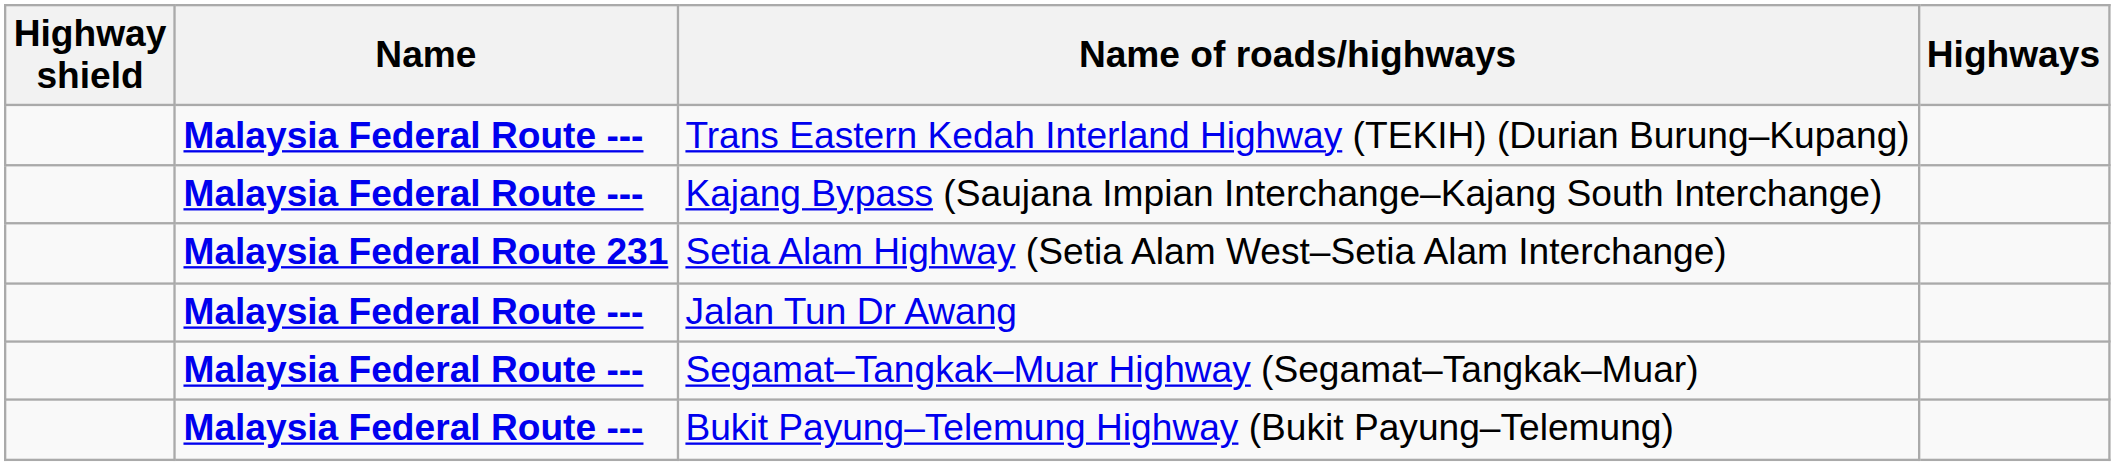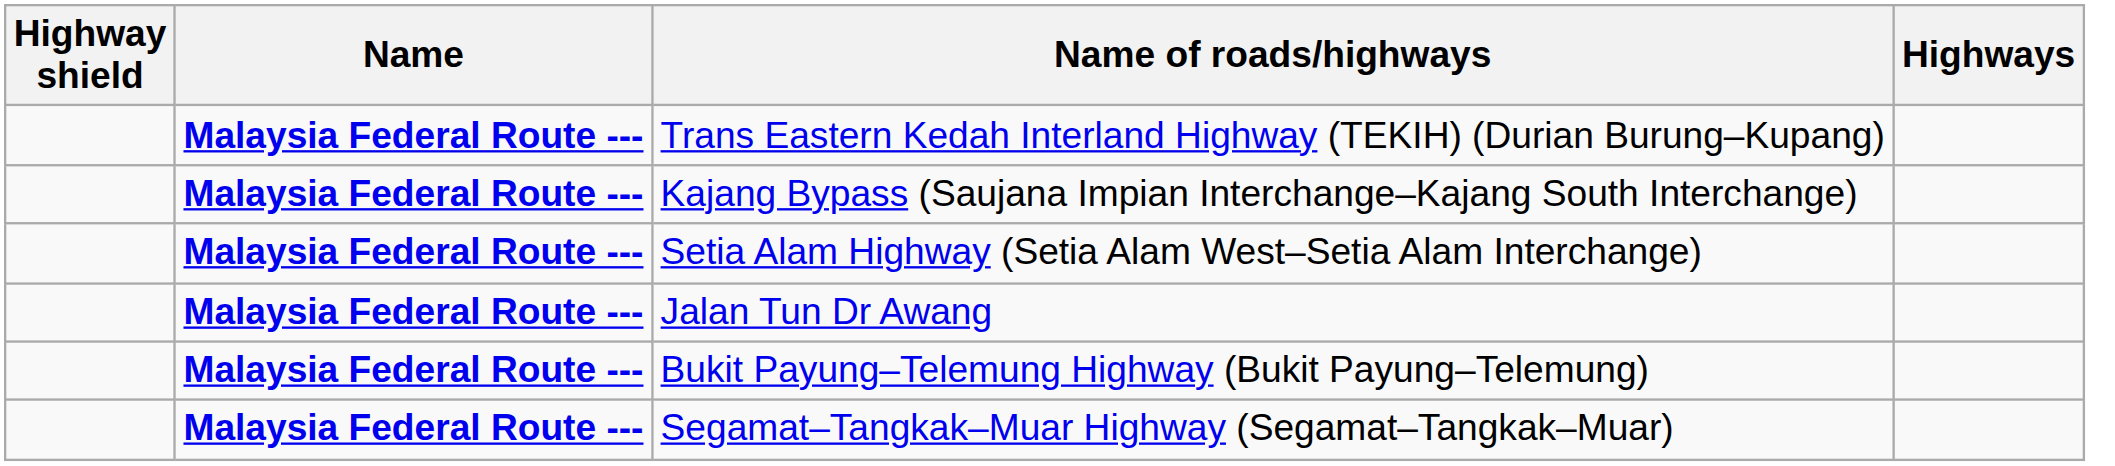(426, 252) Malaysia Federal Route 231 -> (413, 252) Malaysia Federal Route ---
rows swapped: (1180, 428) <-> (1192, 370)
